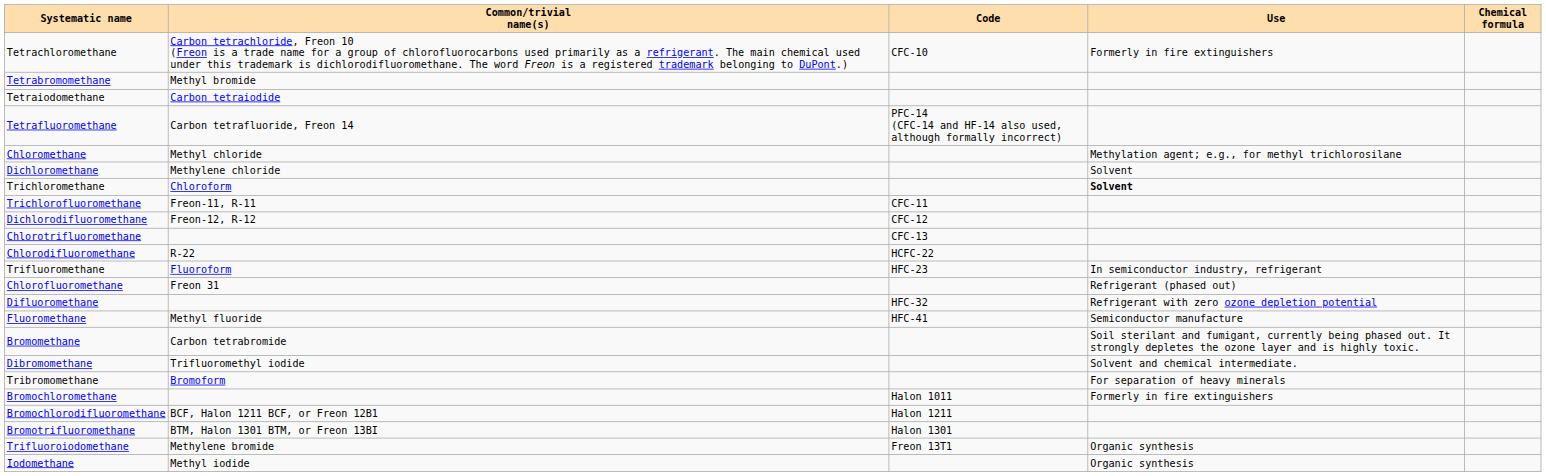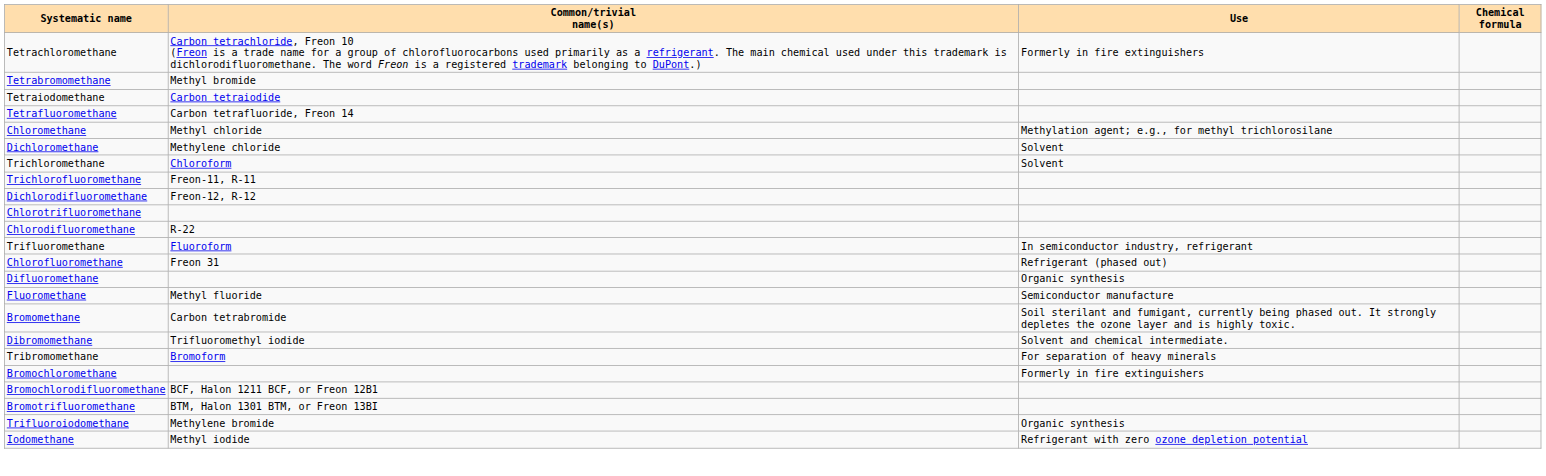- column: (988, 19)
(1112, 187) bold -> (1042, 163) normal
(1234, 303) Refrigerant with zero ozone depletion potential -> (1073, 279) Organic synthesis
(1142, 463) Organic synthesis -> (1165, 440) Refrigerant with zero ozone depletion potential
